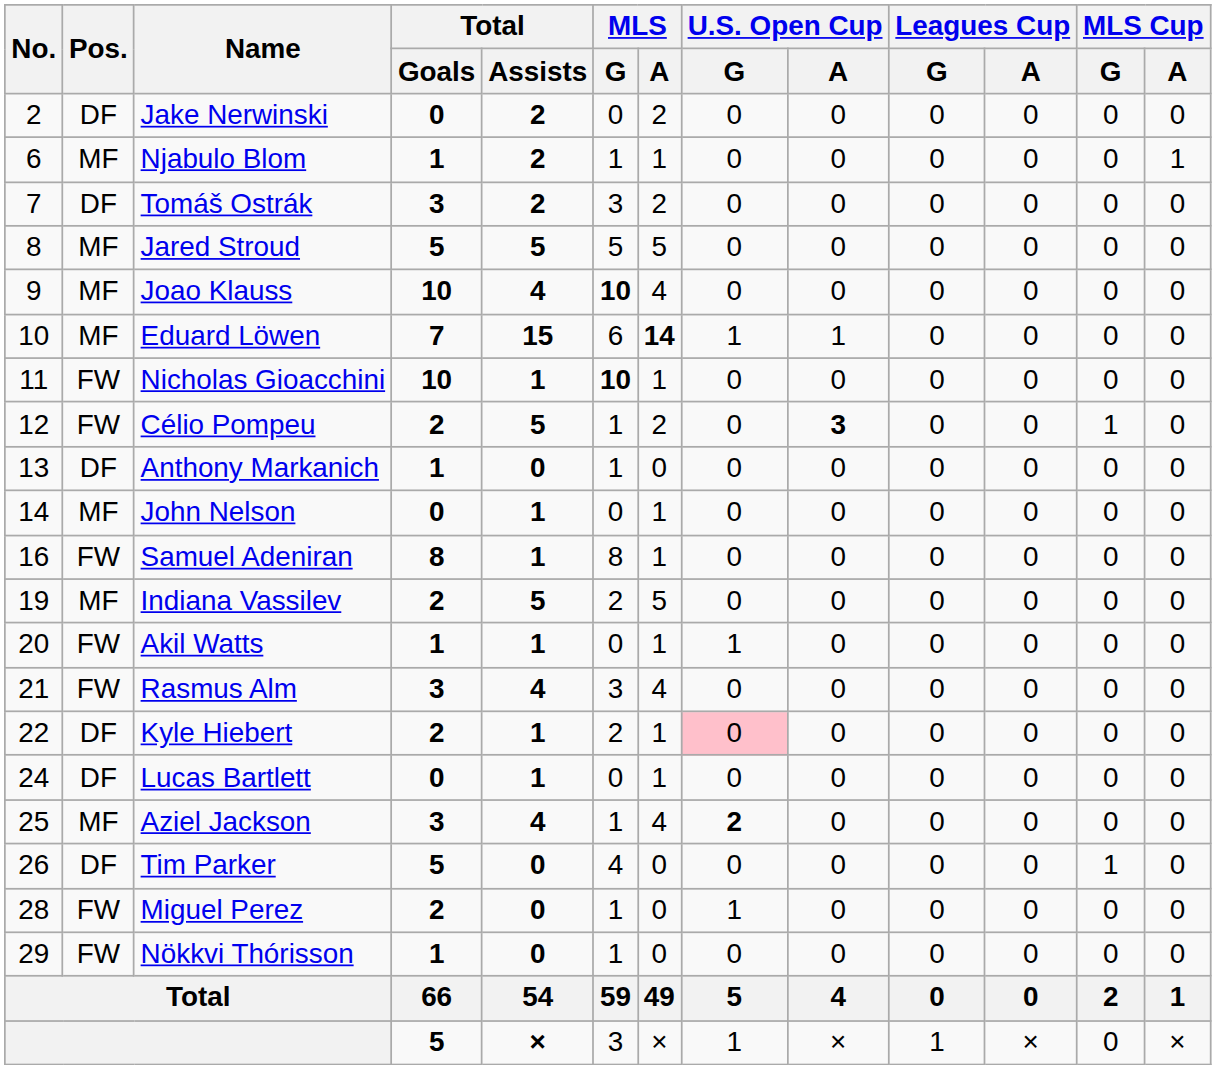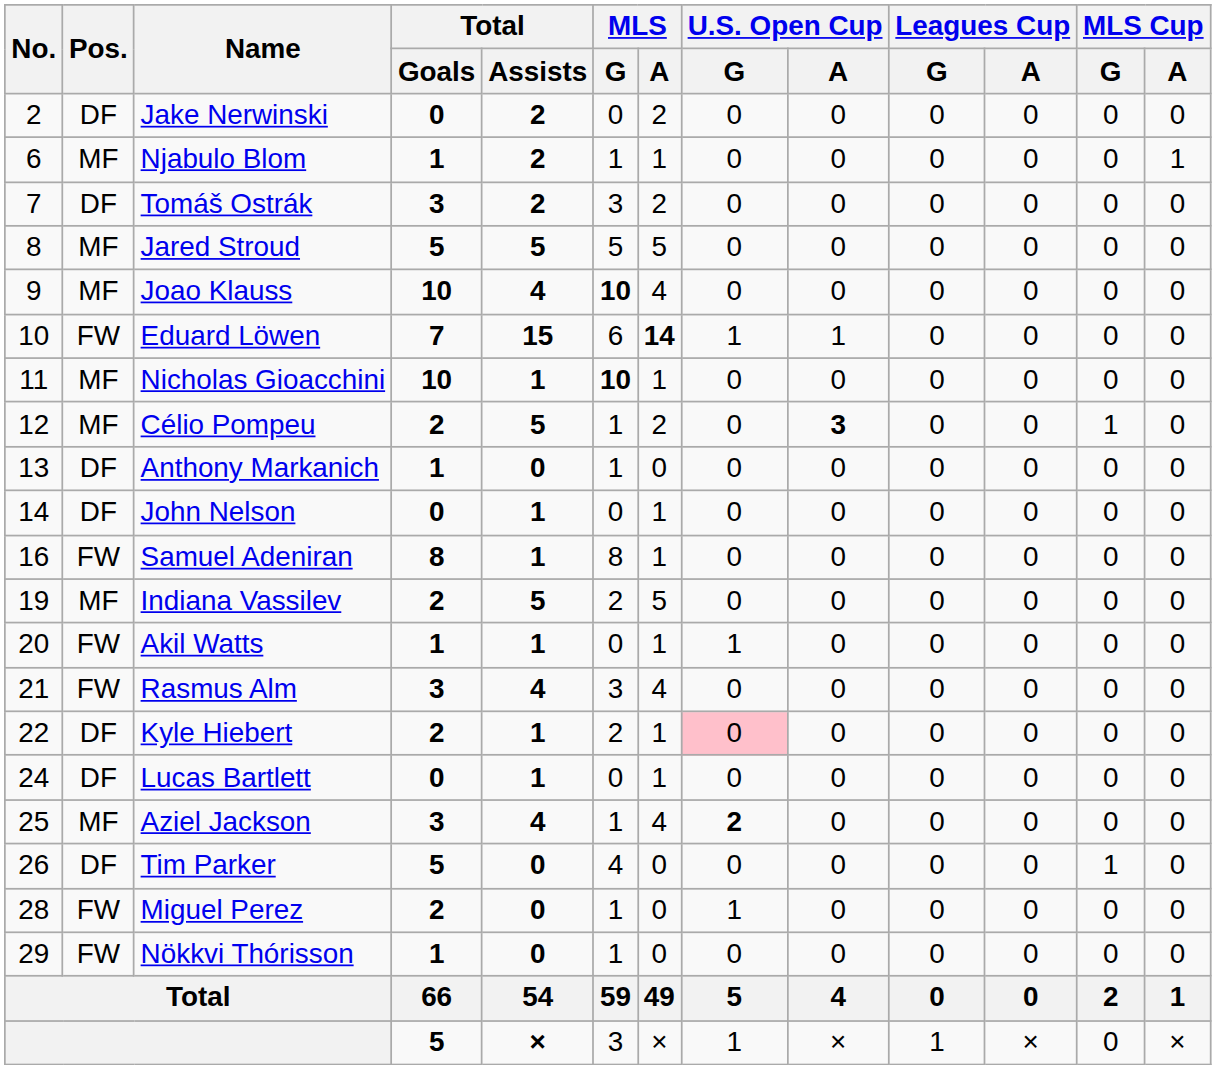(98, 335) MF -> (98, 335) FW
(98, 379) FW -> (98, 379) MF
(98, 423) FW -> (98, 423) MF
(98, 512) MF -> (98, 512) DF
